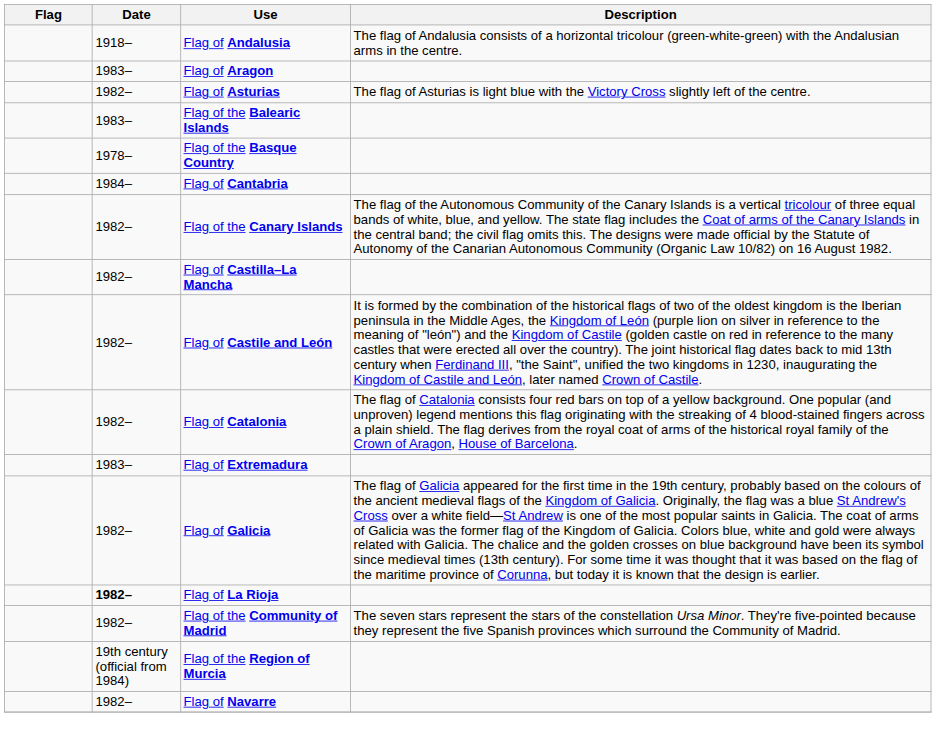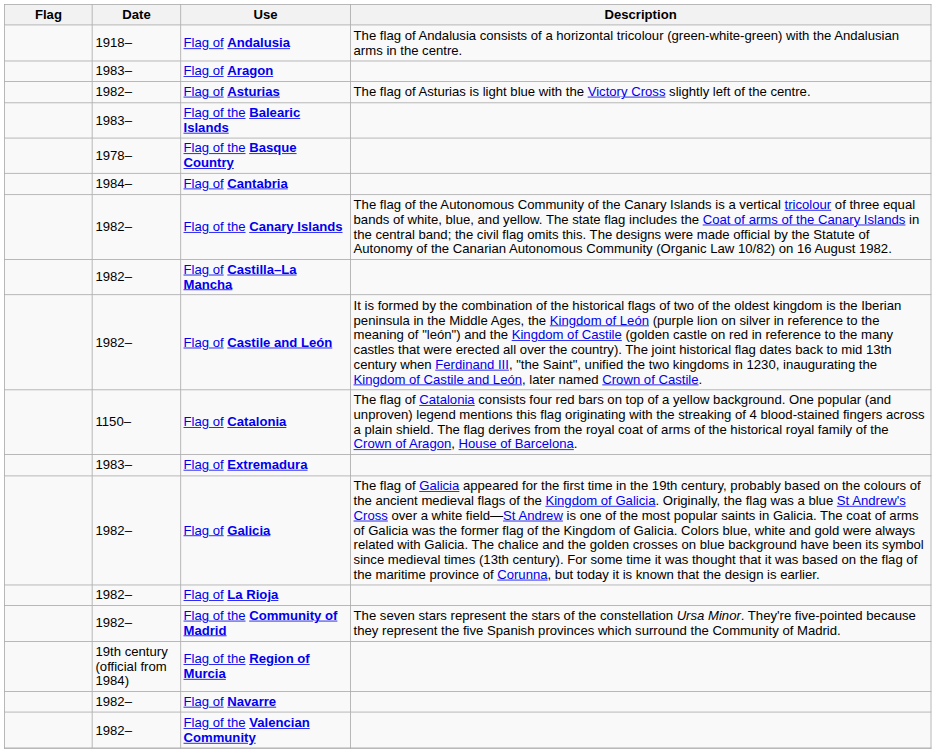(114, 422) 1982– -> (113, 422) 1150–
(114, 595) bold -> (114, 595) normal
+ row: (247, 730)
